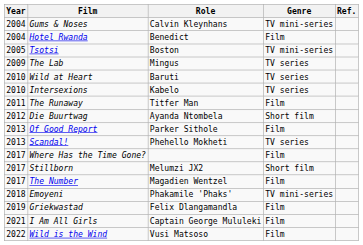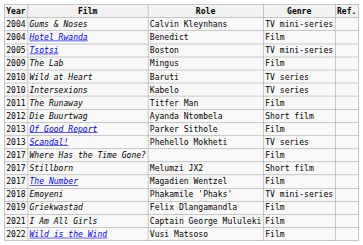(287, 63) TV series -> (275, 63) Film
